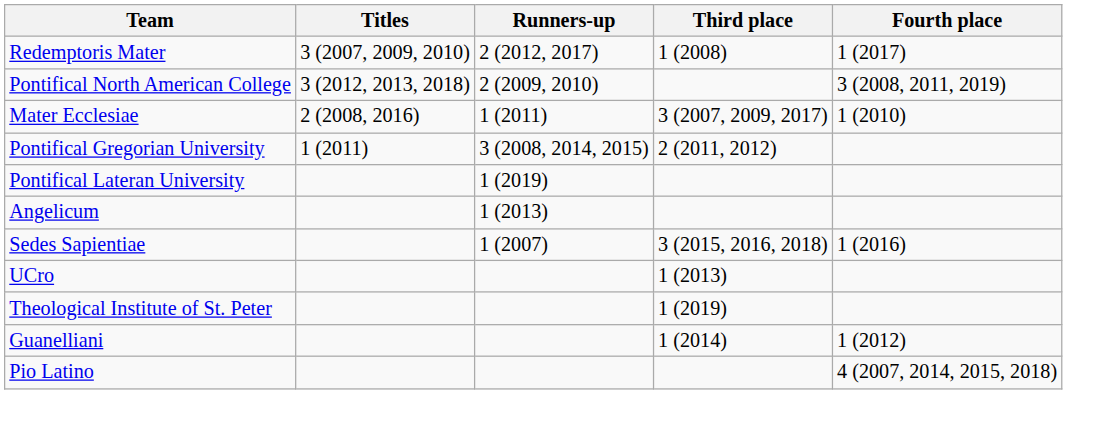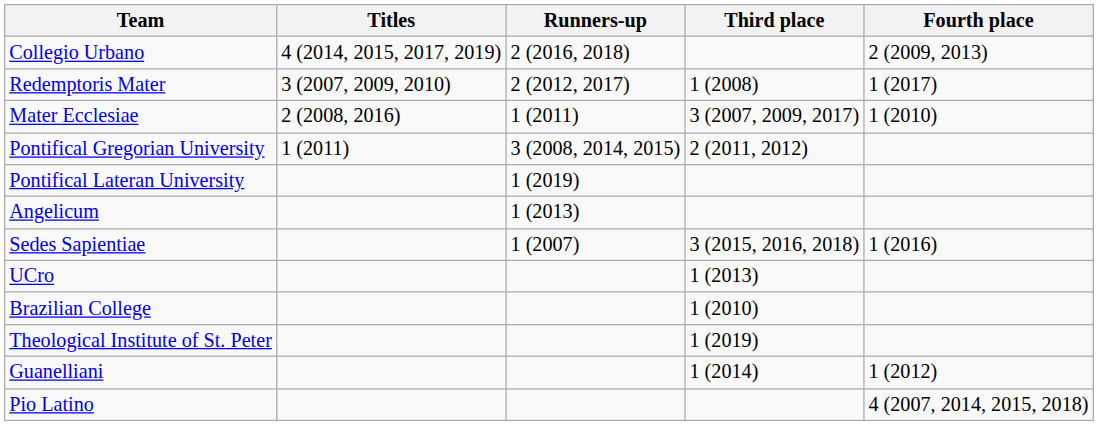+ row: (77, 52)
- row: (150, 84)
+ row: (80, 308)
